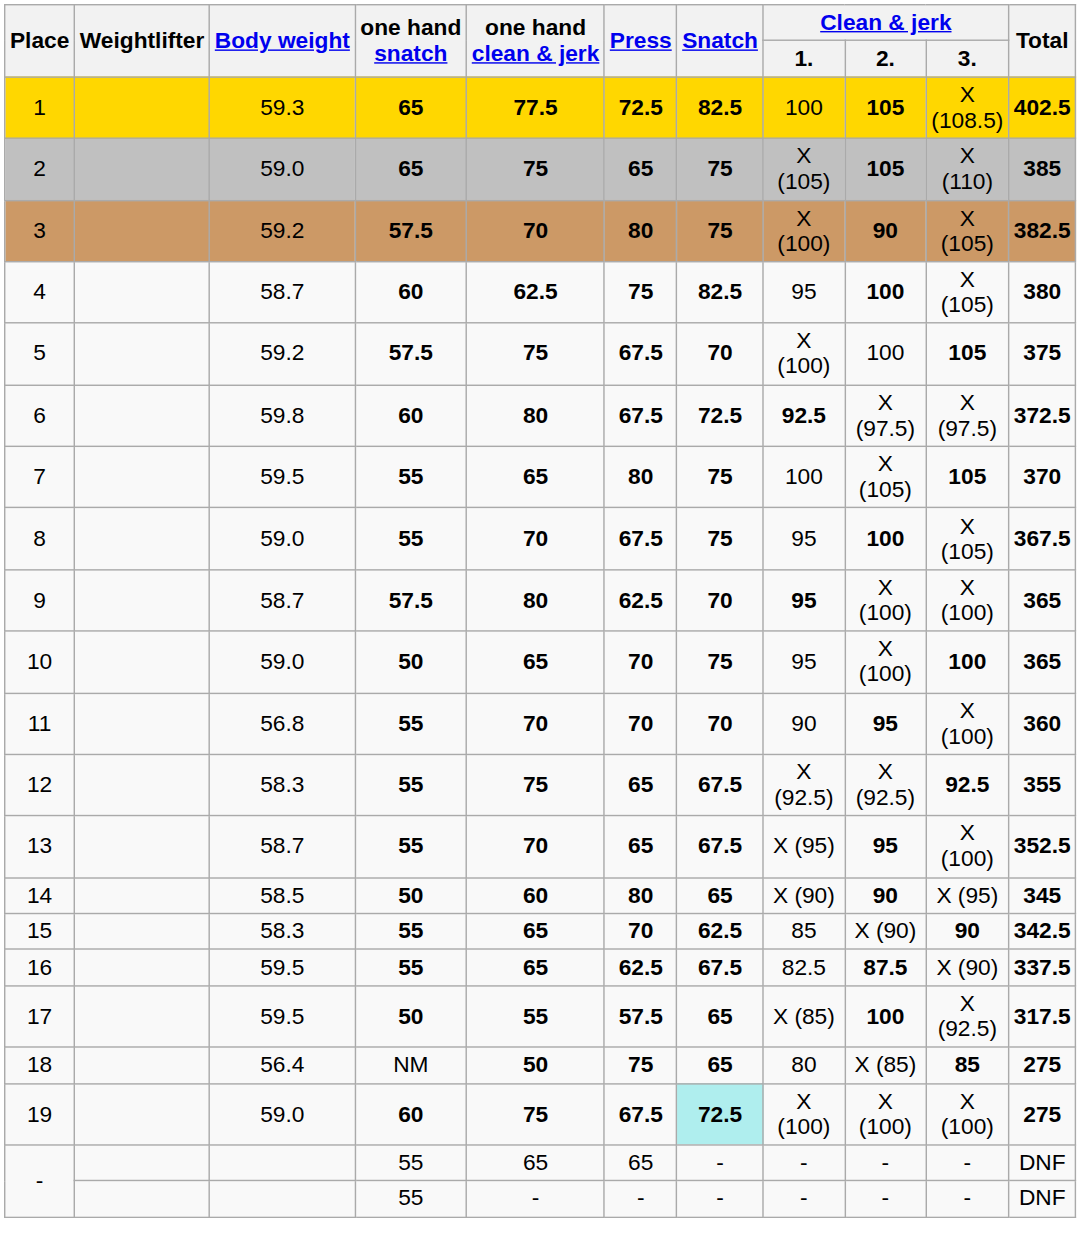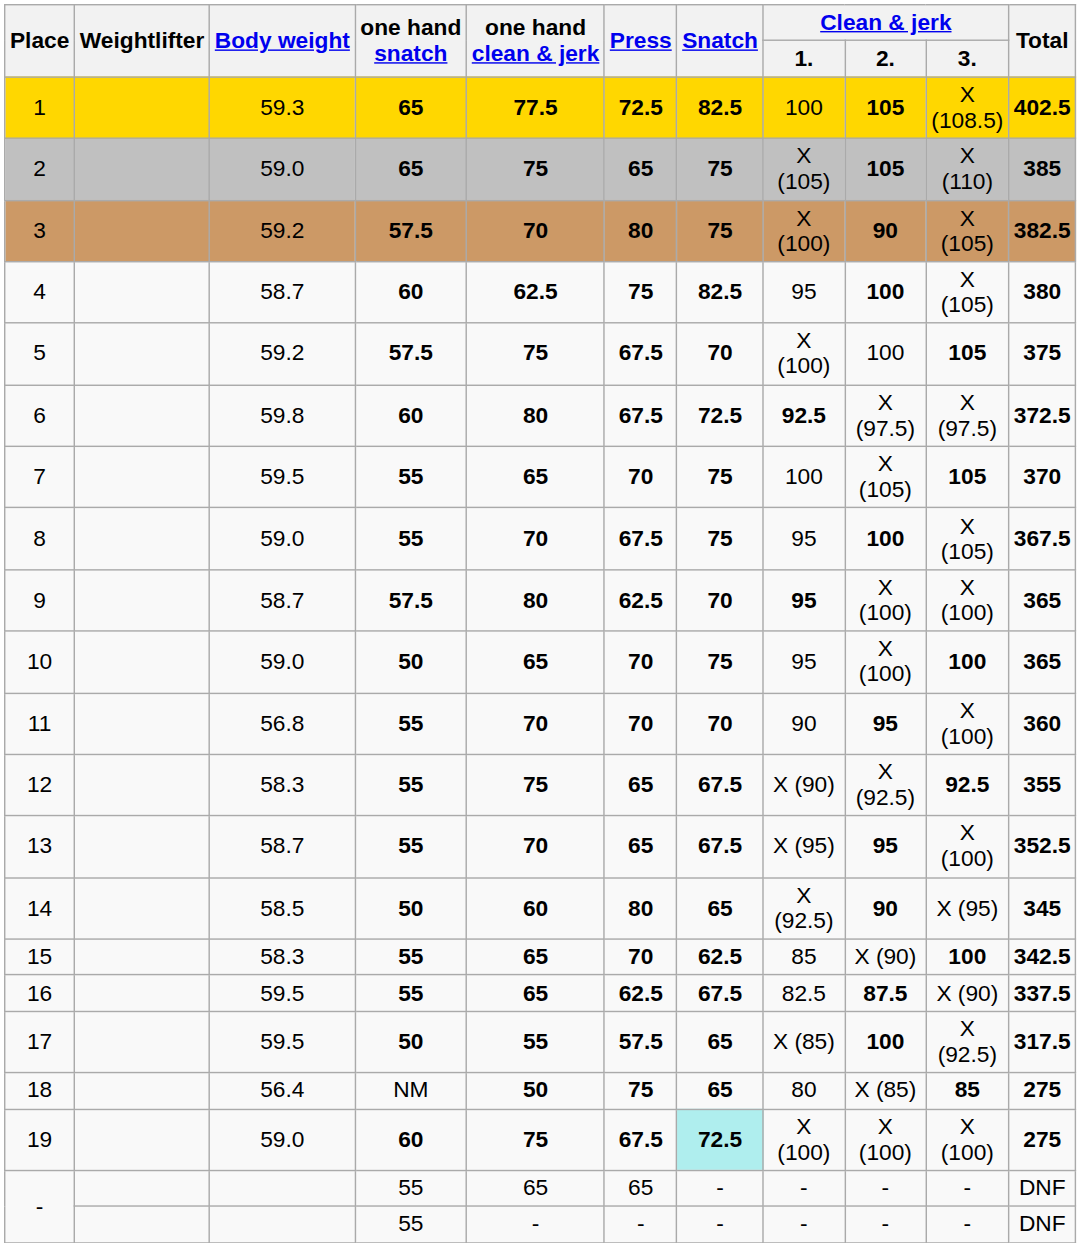(641, 476) 80 -> (641, 476) 70
(804, 784) X (92.5) -> (804, 784) X (90)
(804, 895) X (90) -> (804, 908) X (92.5)
(967, 931) 90 -> (967, 956) 100
